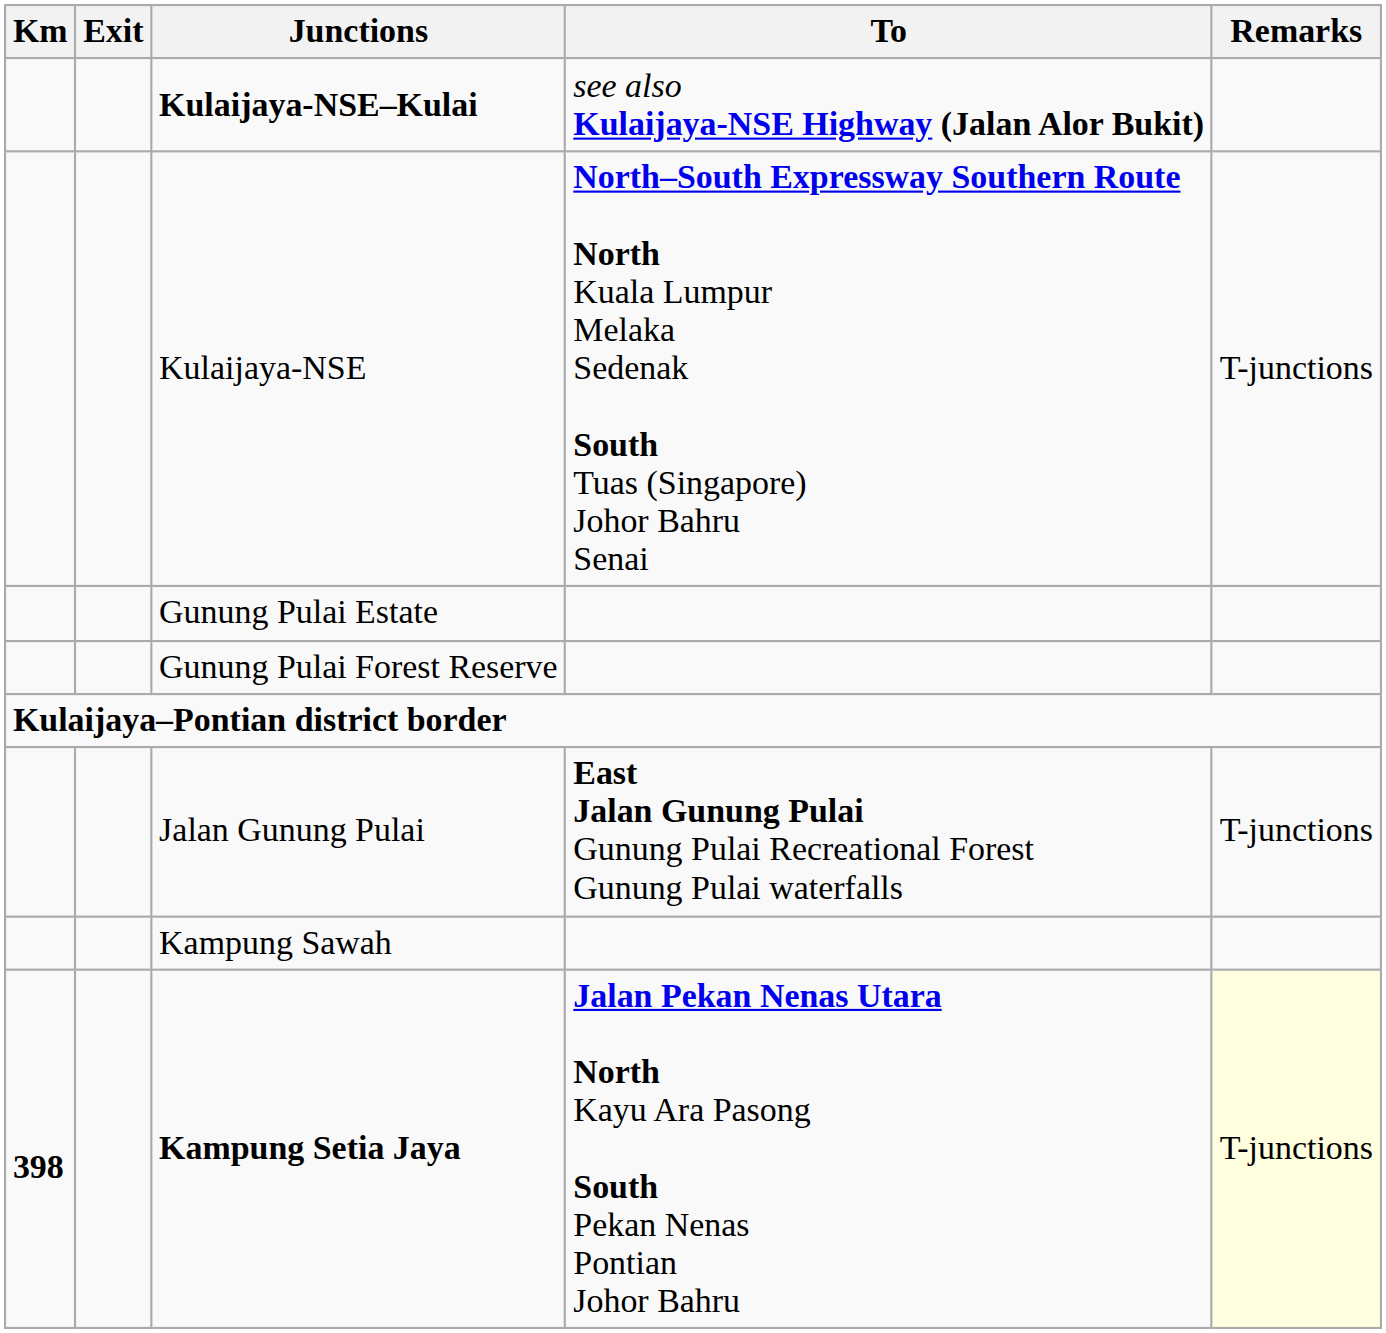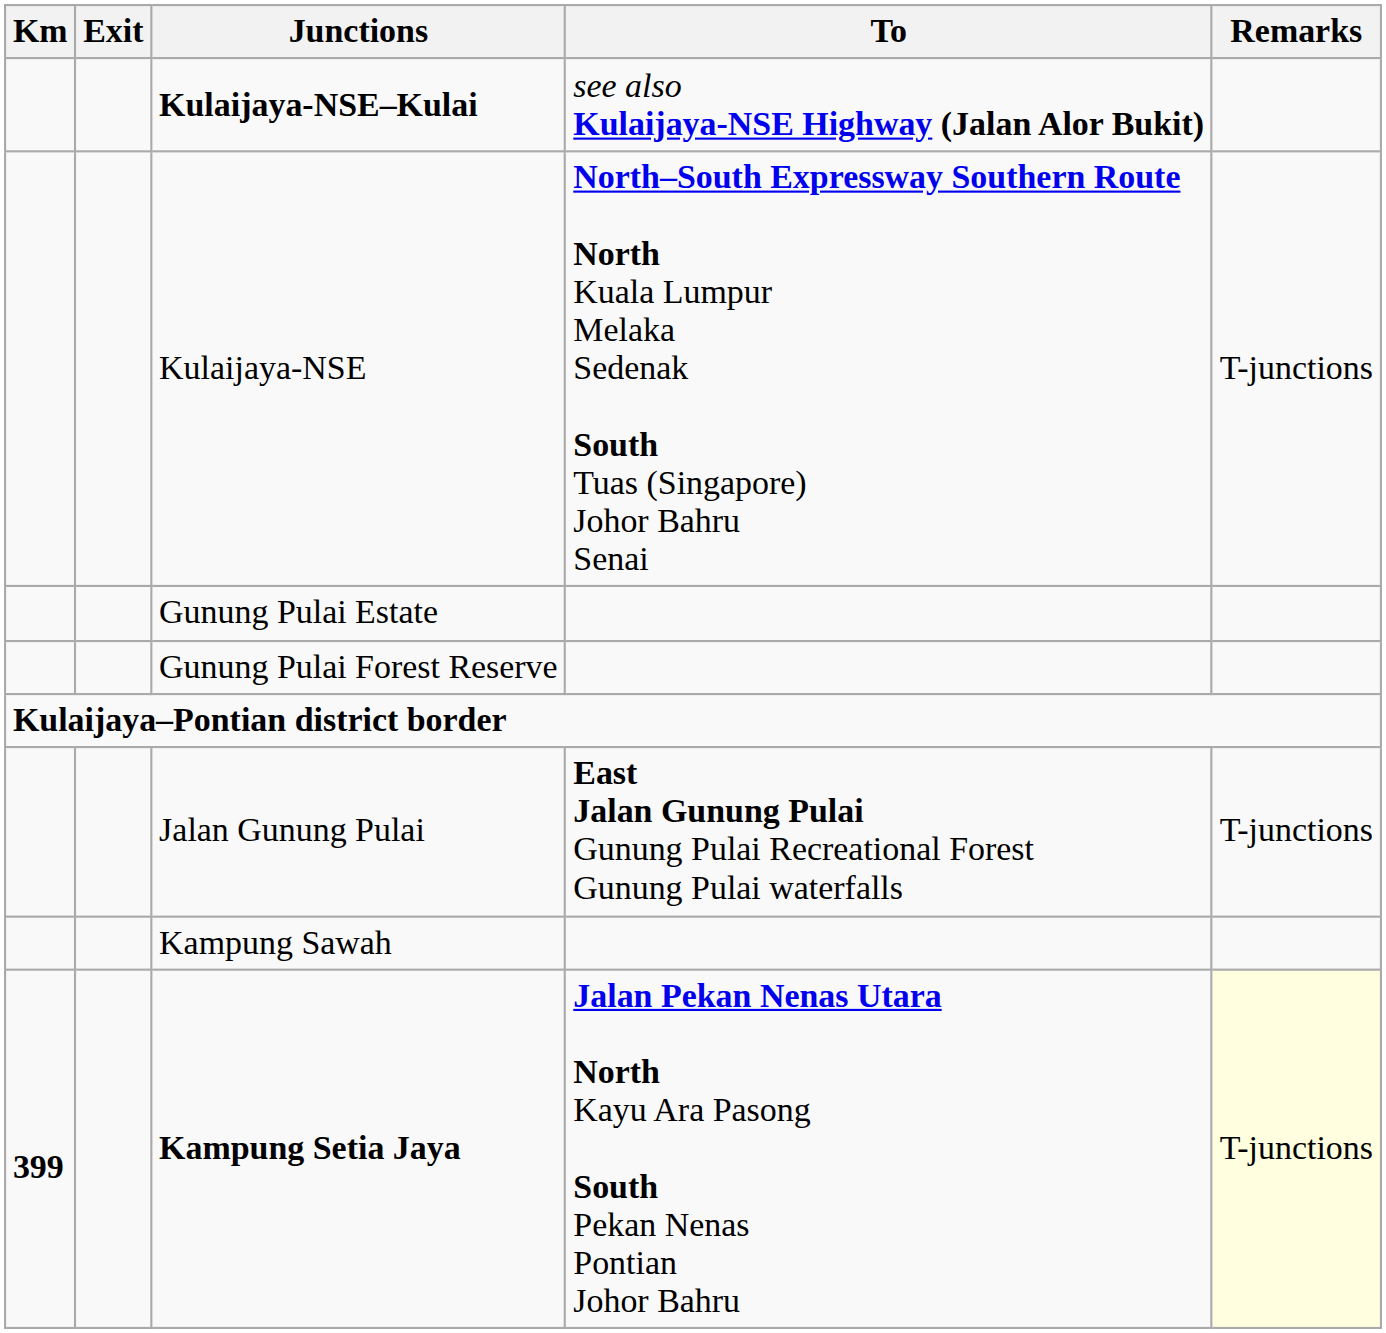(38, 1167) 398 -> (38, 1167) 399
